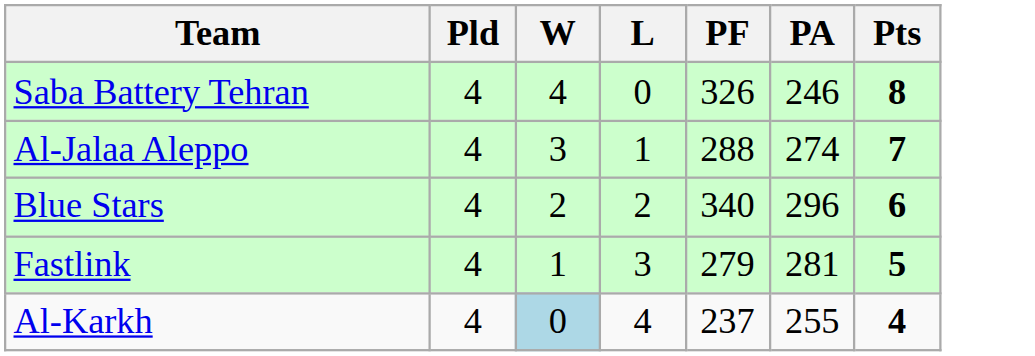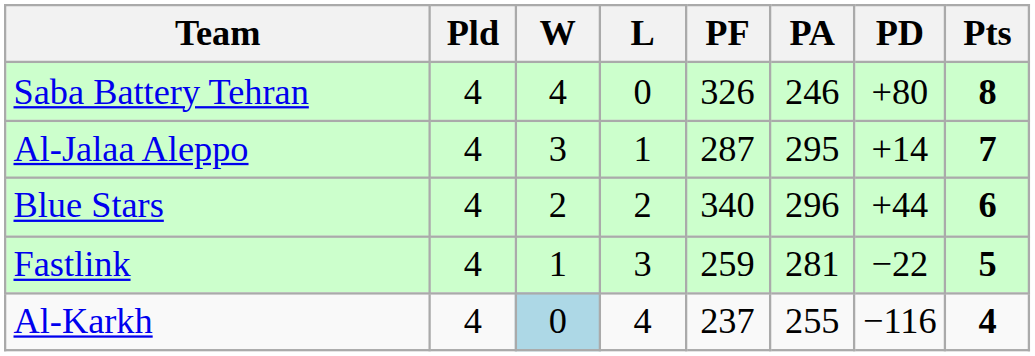+ column: (900, 33)
(727, 148) 288 -> (727, 148) 287
(812, 148) 274 -> (812, 148) 295
(727, 263) 279 -> (727, 263) 259
